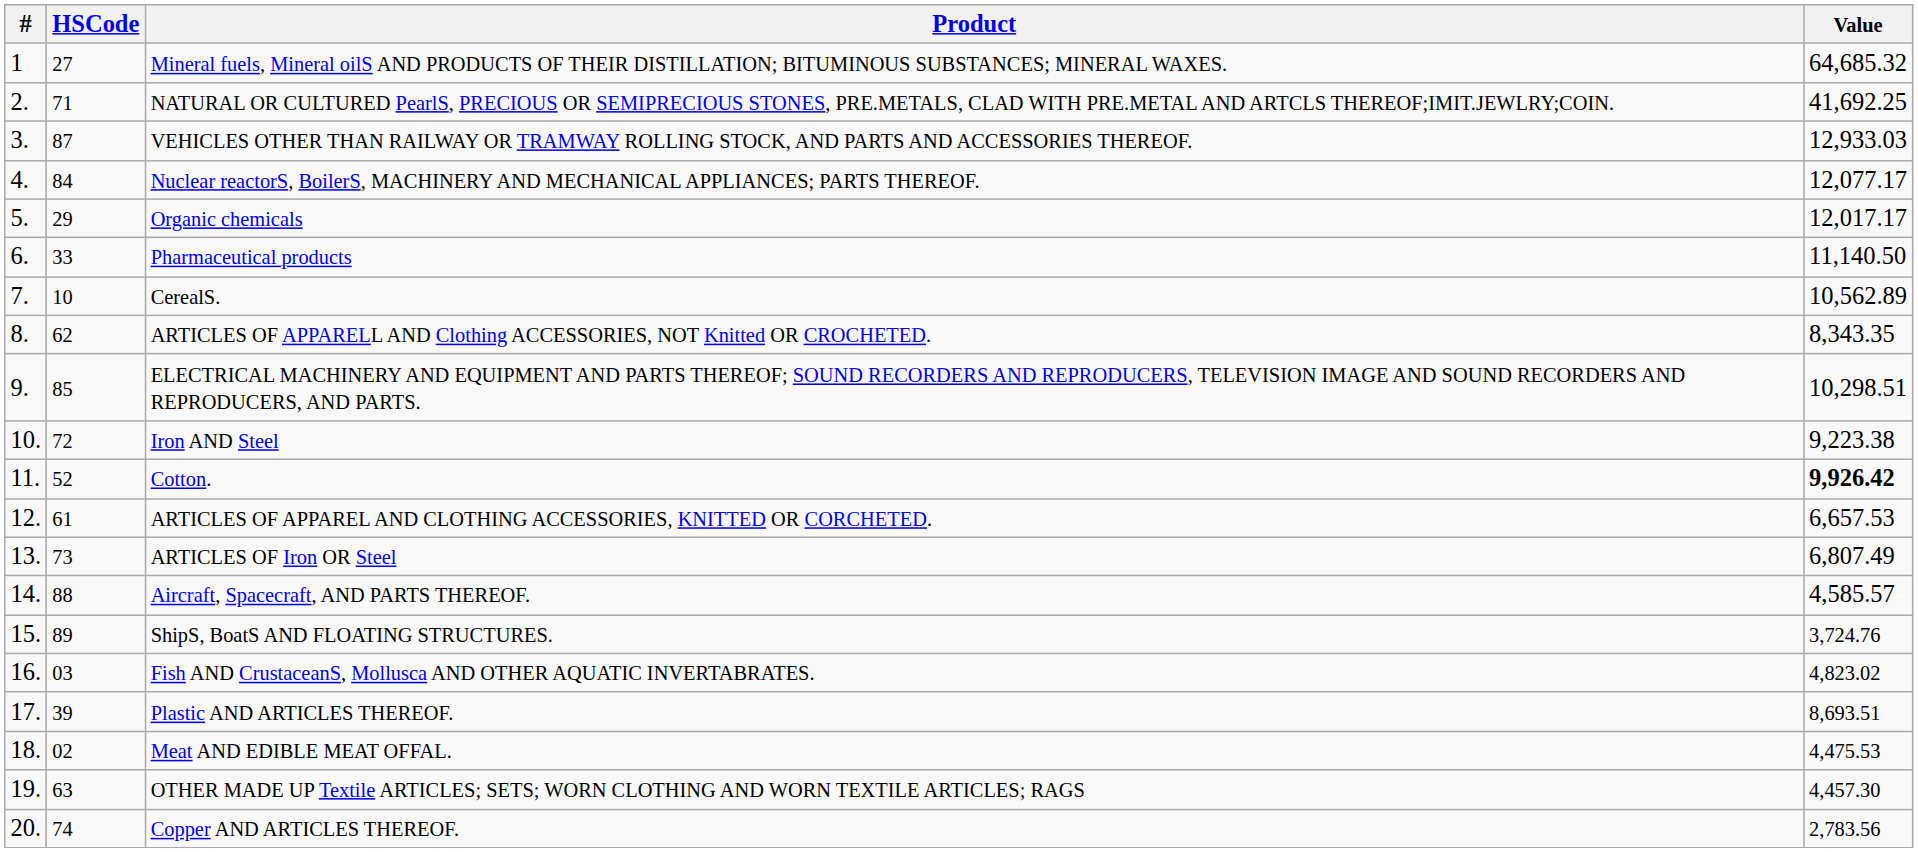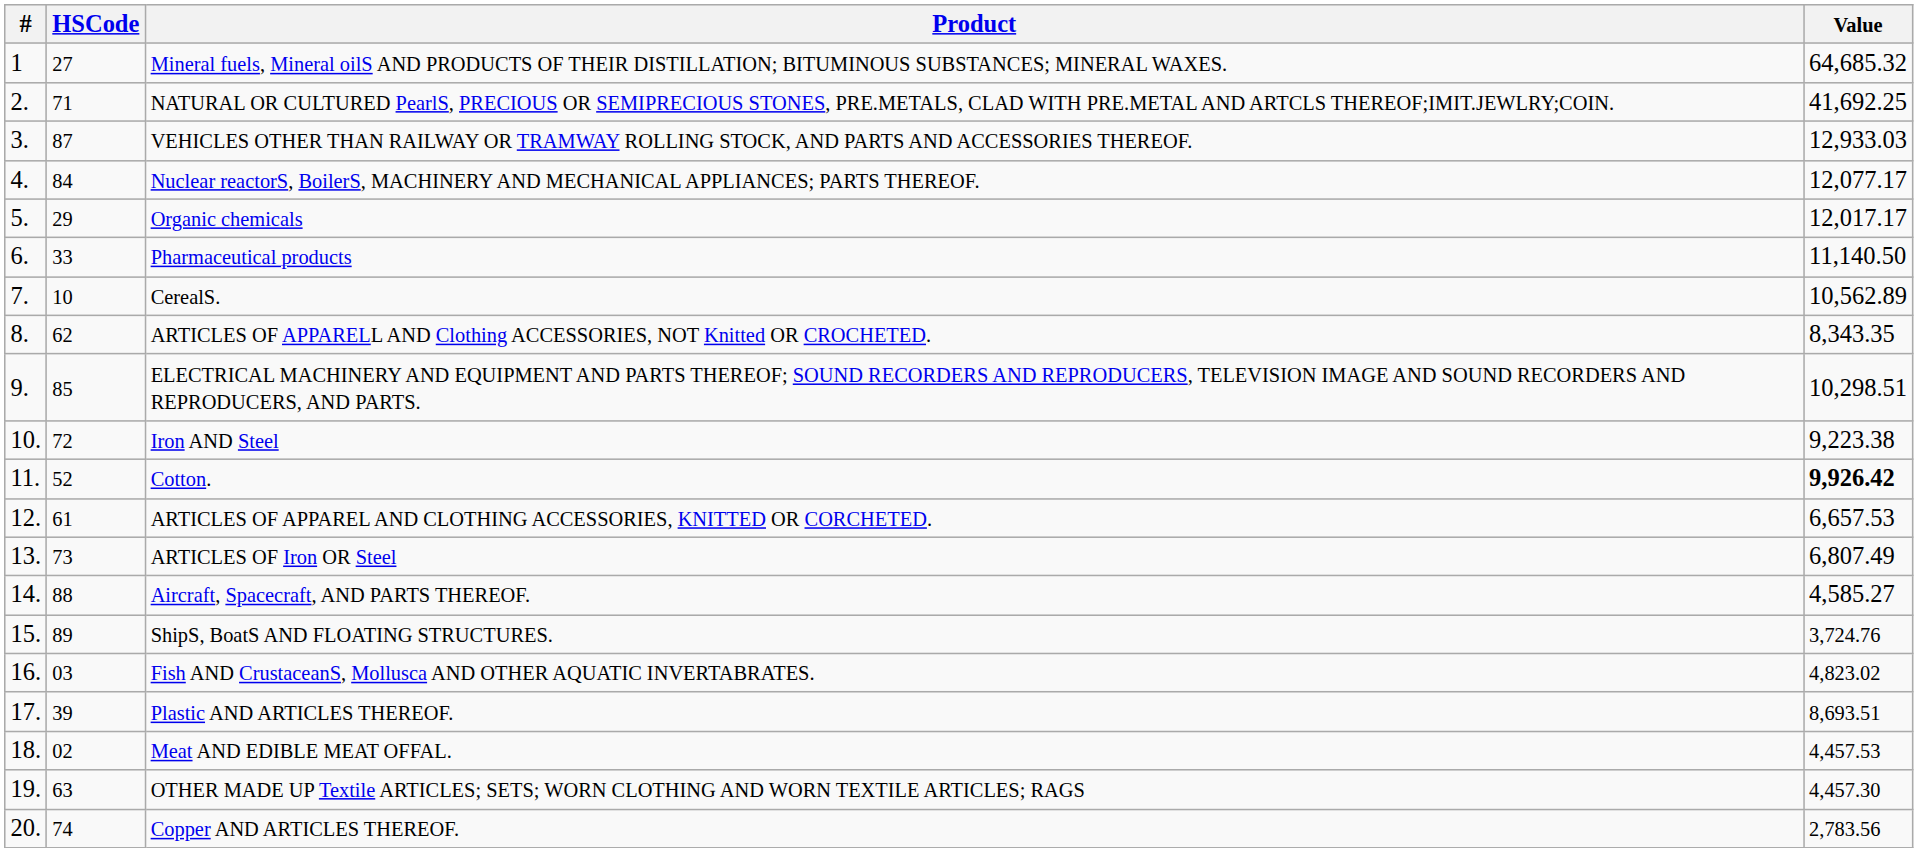(1852, 594) 4,585.57 -> (1852, 594) 4,585.27
(1845, 751) 4,475.53 -> (1845, 751) 4,457.53
